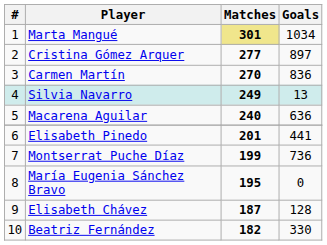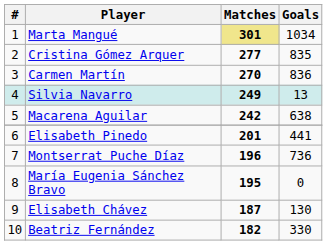(301, 55) 897 -> (301, 55) 835
(250, 115) 240 -> (250, 115) 242
(301, 115) 636 -> (301, 115) 638
(250, 155) 199 -> (250, 155) 196
(301, 210) 128 -> (301, 210) 130
